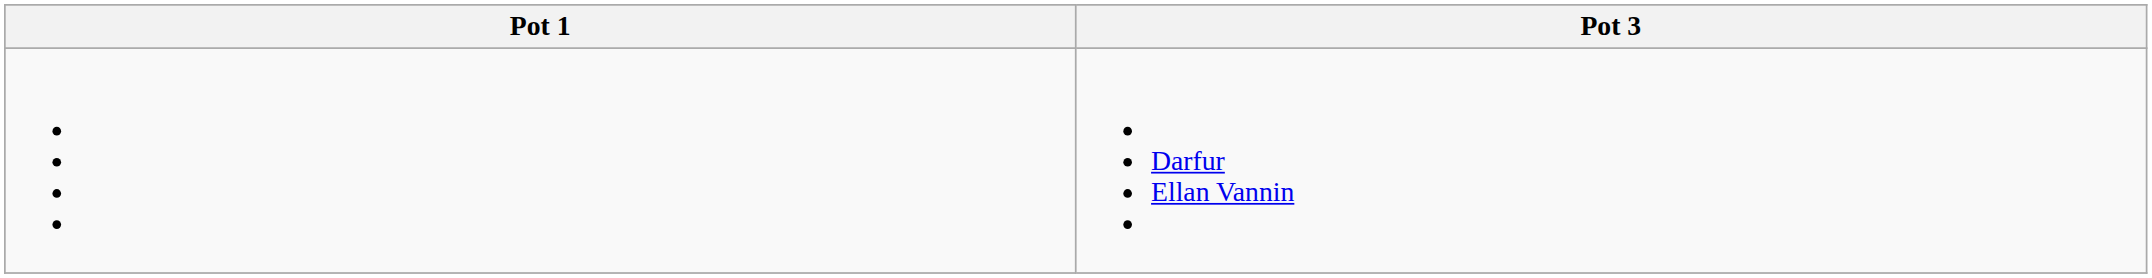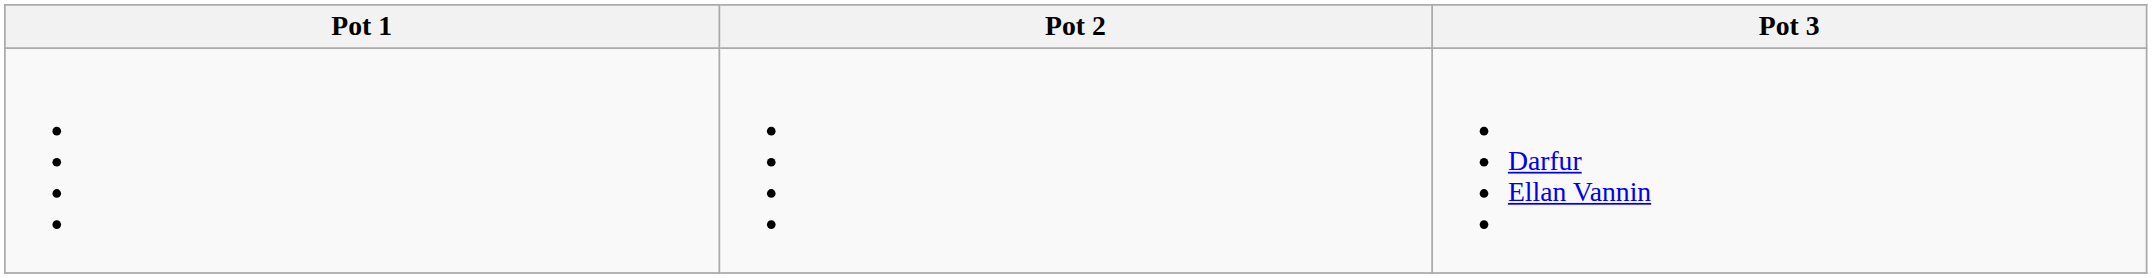+ column: (1075, 26)
